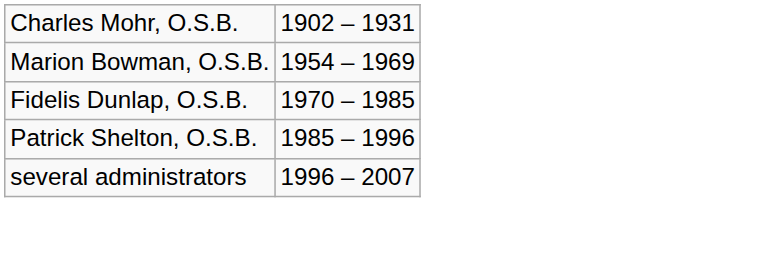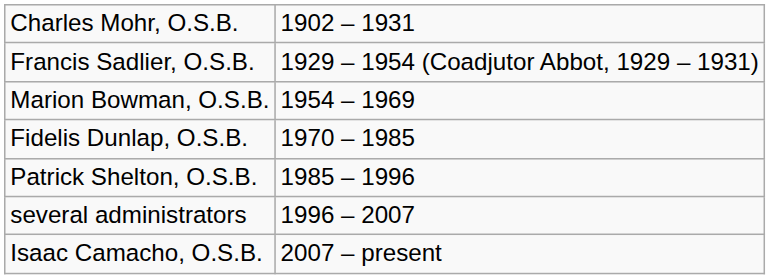+ row: (133, 61)
+ row: (137, 253)
